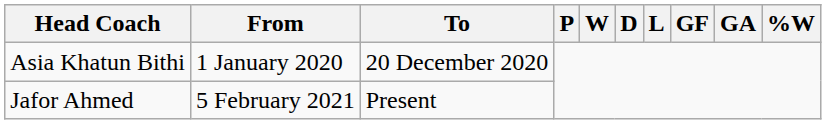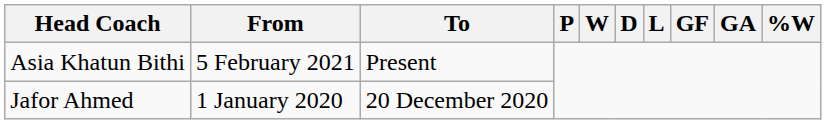(269, 61) 1 January 2020 -> (275, 61) 5 February 2021
(457, 61) 20 December 2020 -> (401, 61) Present
(275, 99) 5 February 2021 -> (269, 99) 1 January 2020
(401, 99) Present -> (457, 99) 20 December 2020
